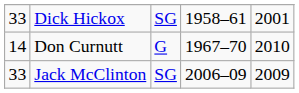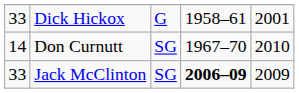(166, 18) SG -> (161, 18) G
(161, 46) G -> (166, 46) SG
(216, 74) normal -> (216, 74) bold
